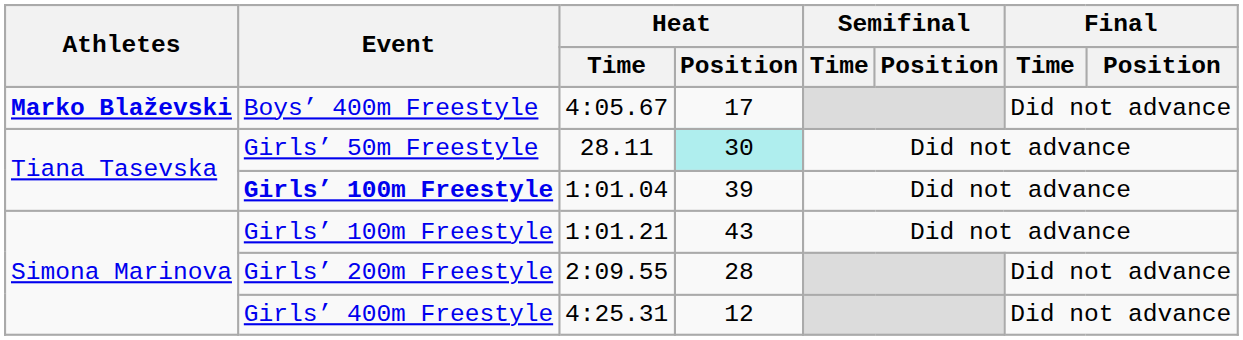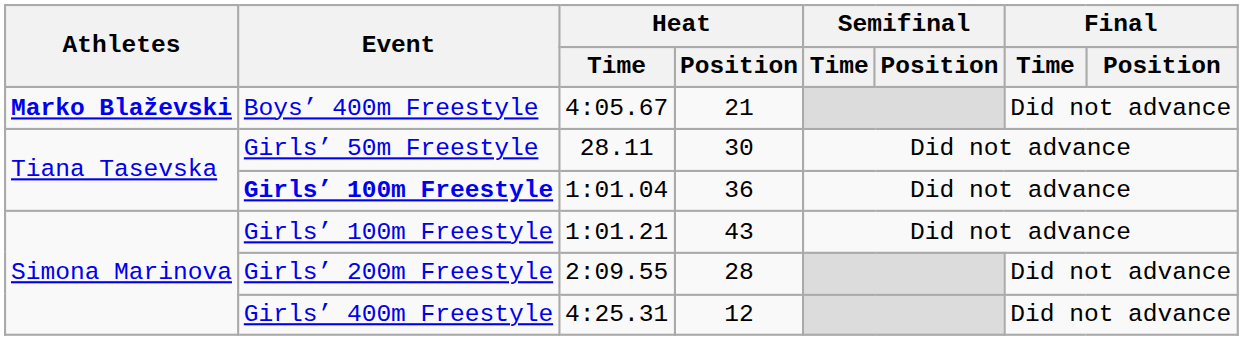(739, 108) 17 -> (739, 108) 21
(739, 149) paleturquoise background -> (739, 149) no background
(739, 190) 39 -> (739, 190) 36
